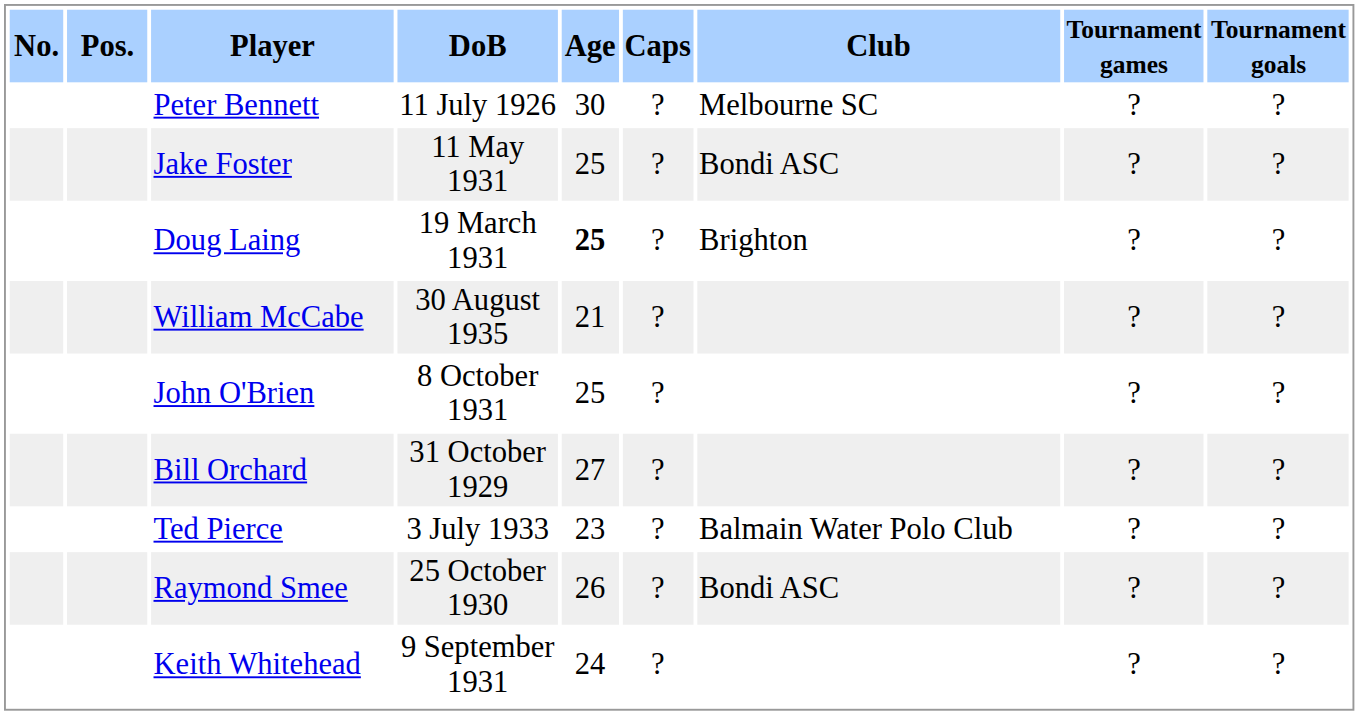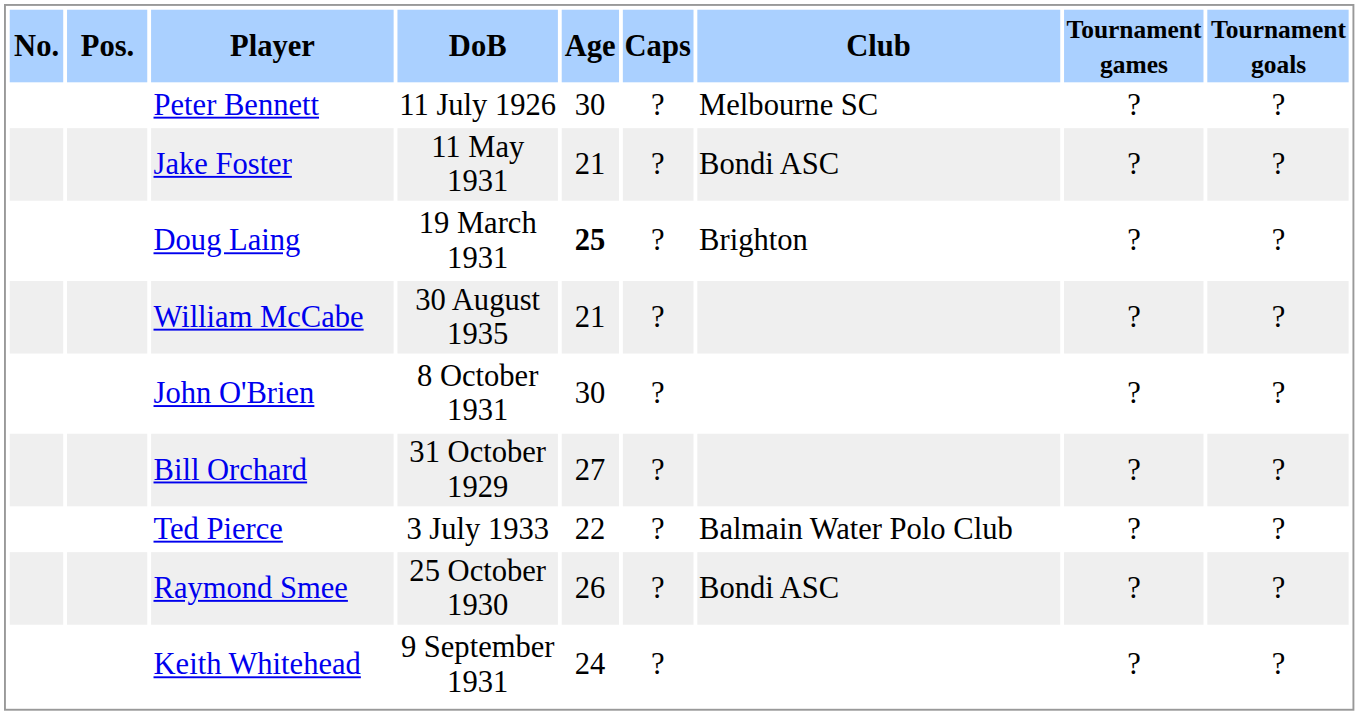(590, 163) 25 -> (590, 163) 21
(590, 393) 25 -> (590, 393) 30
(590, 528) 23 -> (590, 528) 22
